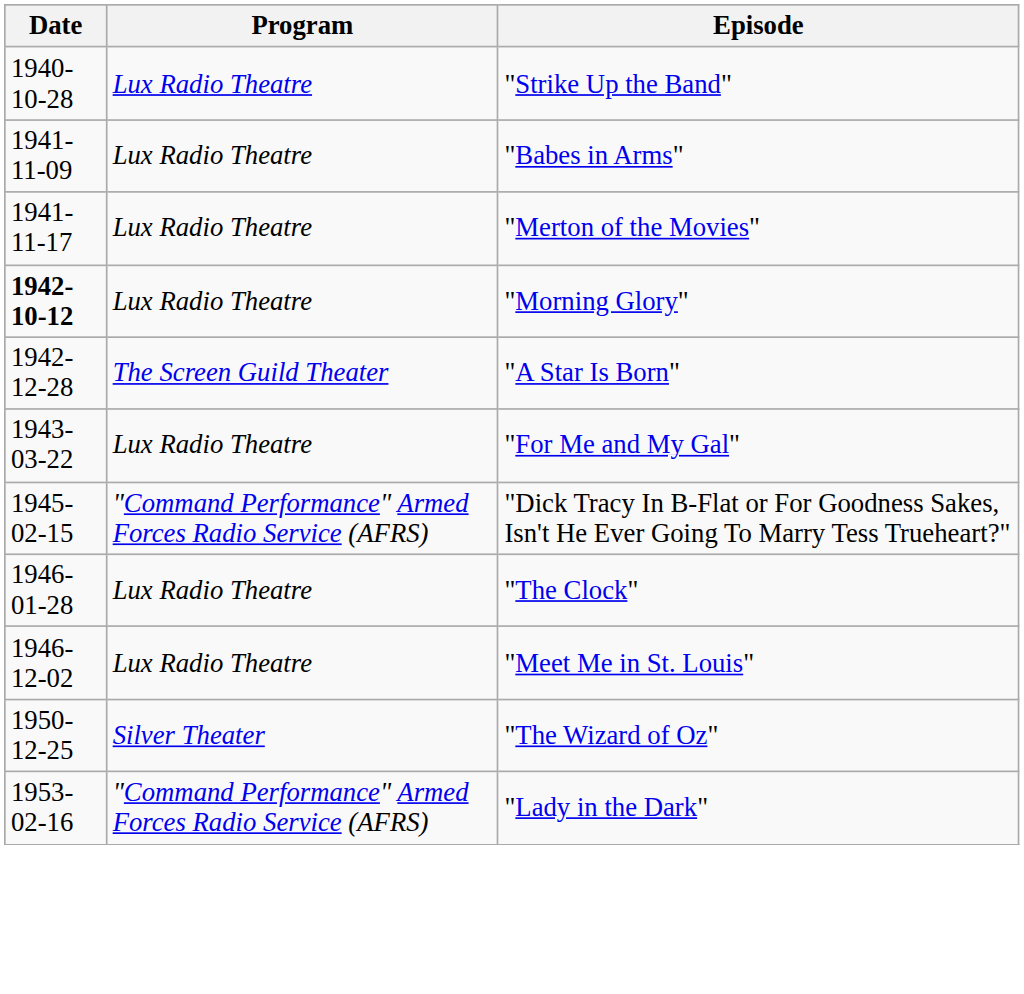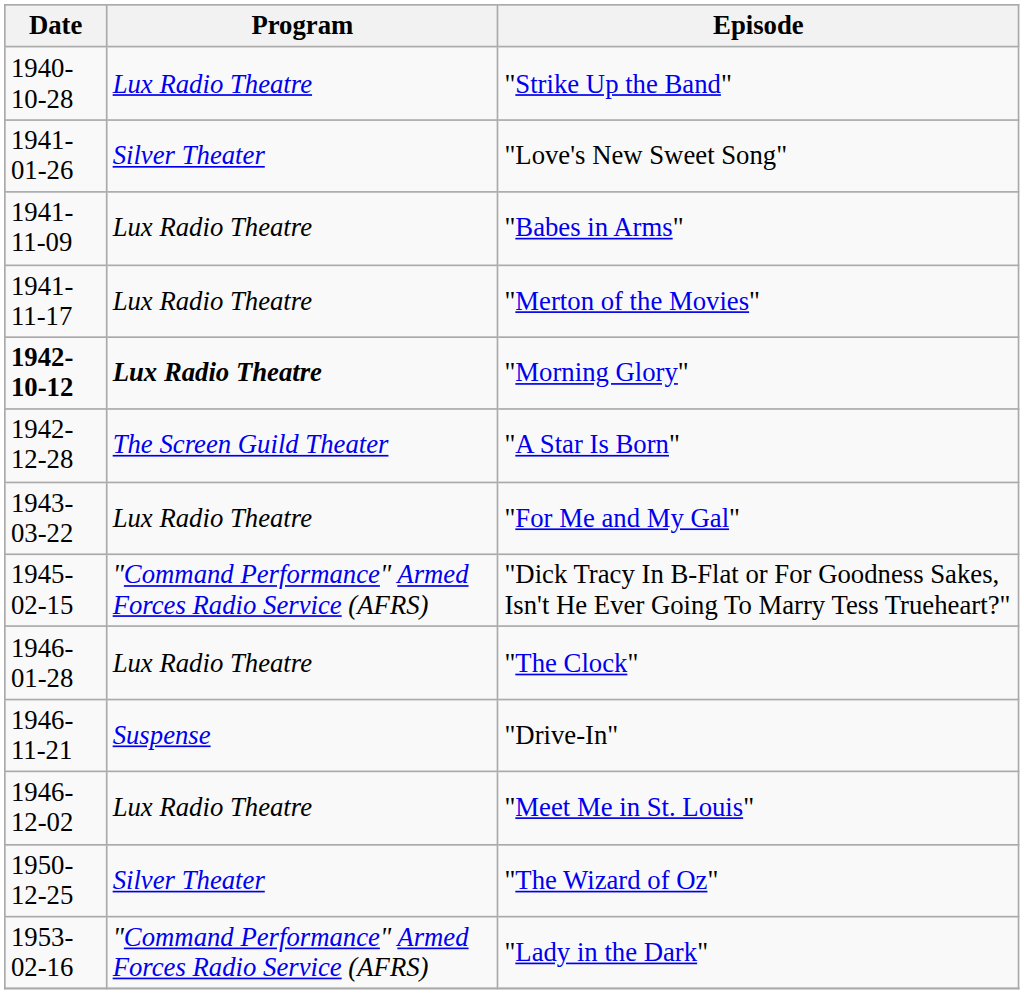+ row: (646, 155)
(212, 300) normal -> (217, 372) bold
+ row: (561, 735)
